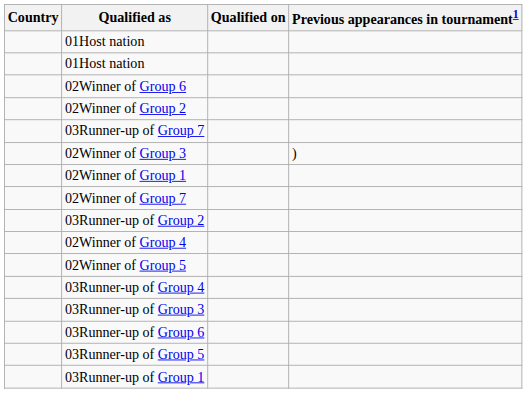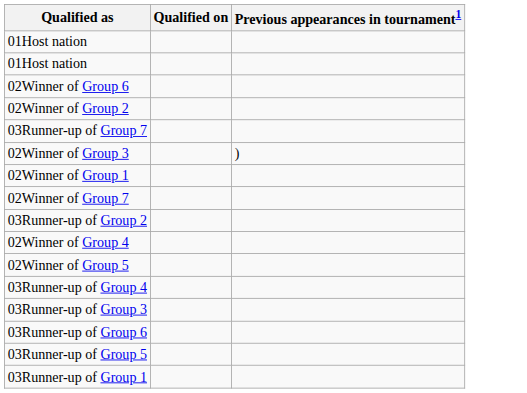- column: (33, 17)
